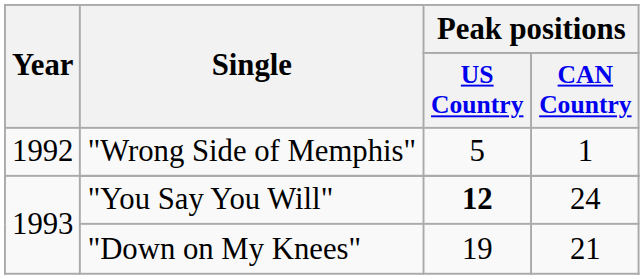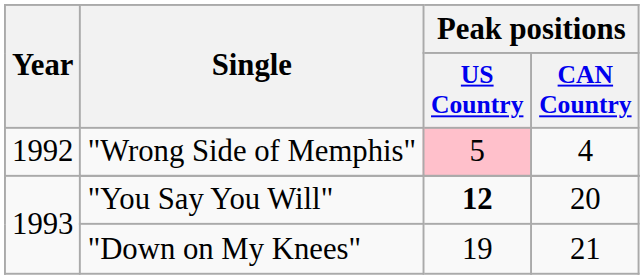(477, 151) no background -> (477, 151) pink background
(585, 151) 1 -> (585, 151) 4
(585, 199) 24 -> (585, 199) 20
